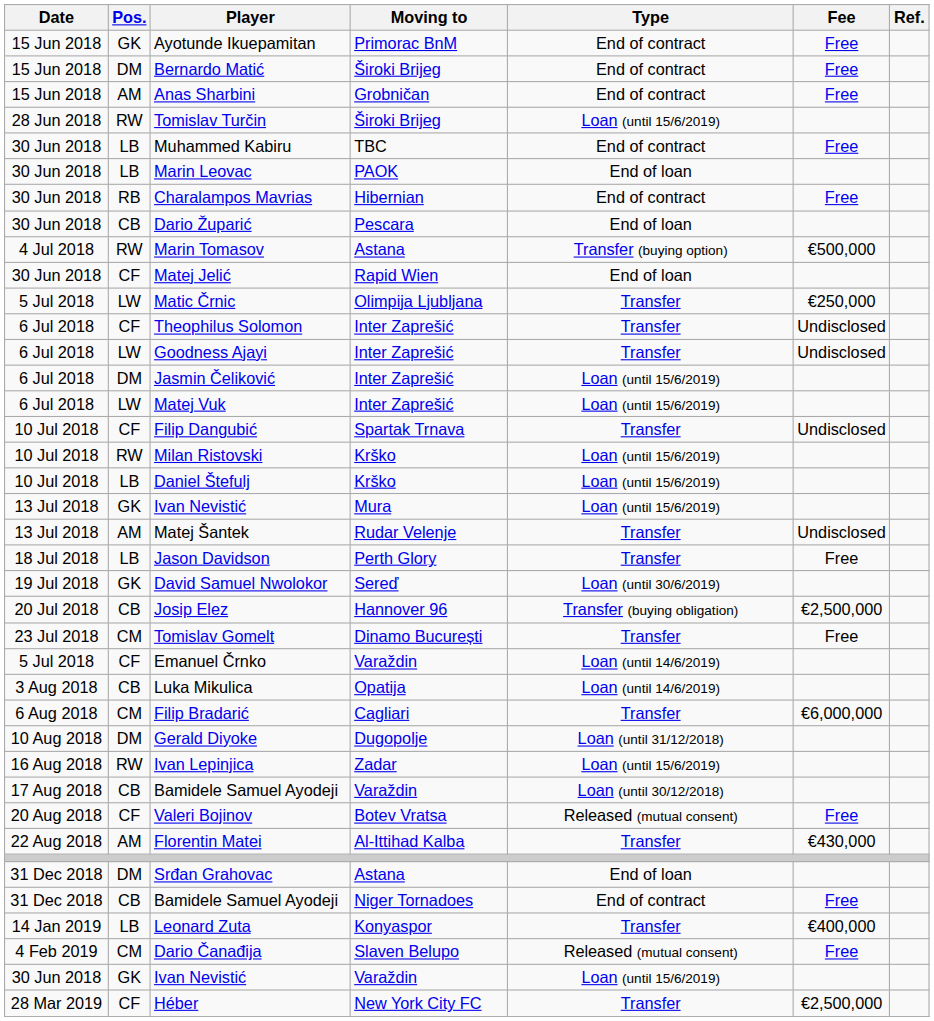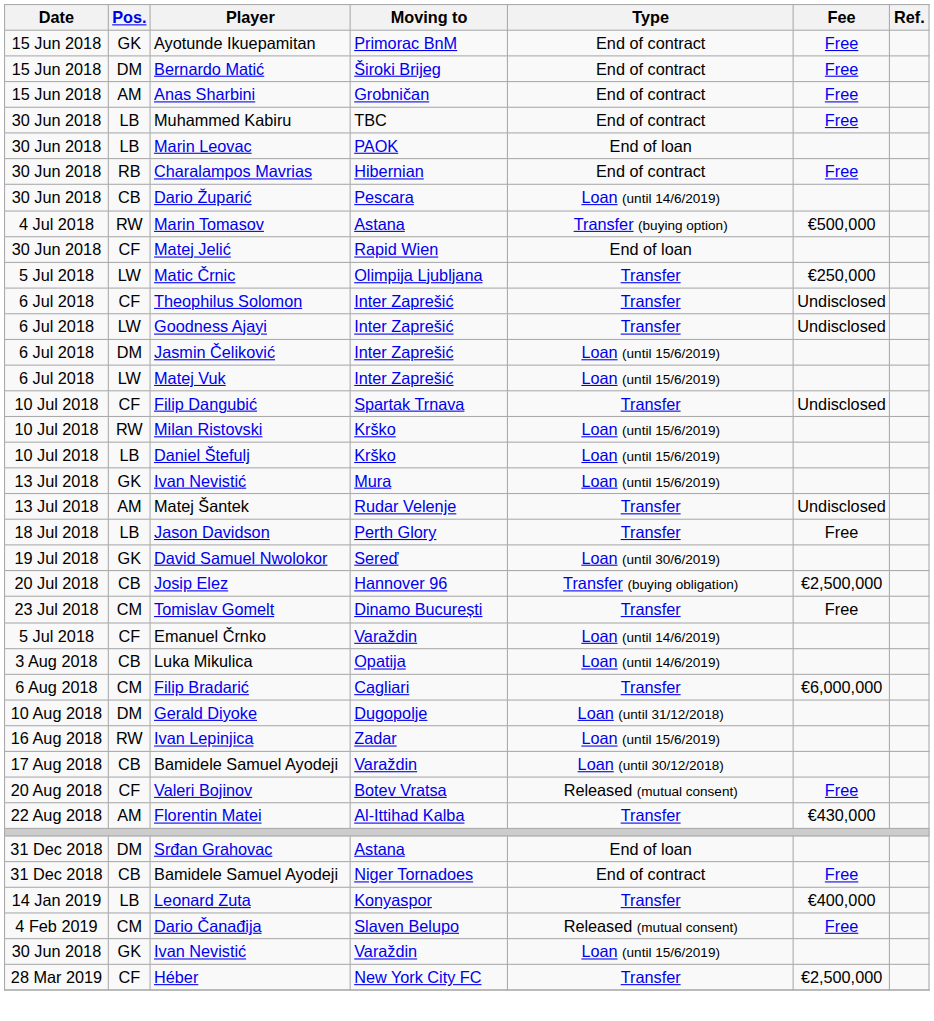- row: (210, 121)
(651, 224) End of loan -> (651, 198) Loan (until 14/6/2019)
